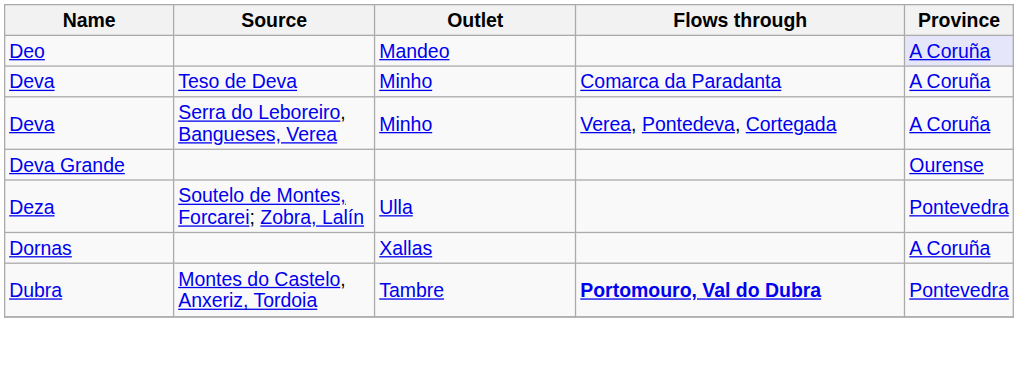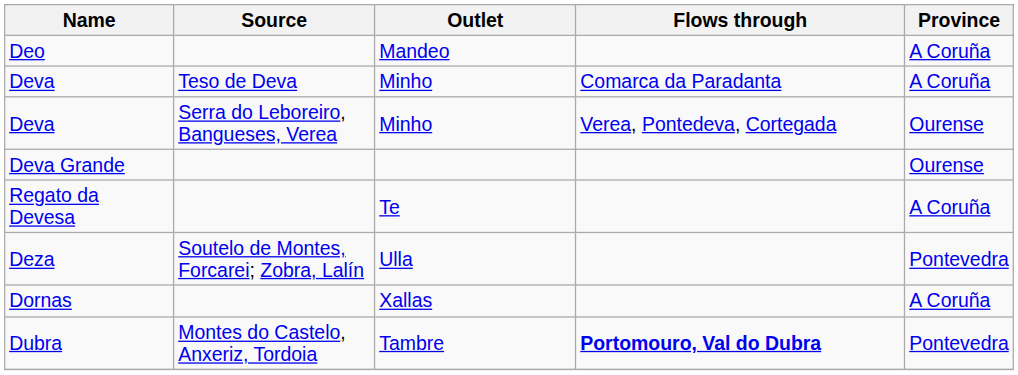(950, 51) lavender background -> (950, 51) no background
(950, 124) A Coruña -> (947, 124) Ourense
+ row: (54, 207)
